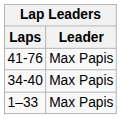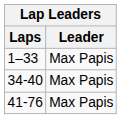rows swapped: (23, 102) <-> (25, 59)
